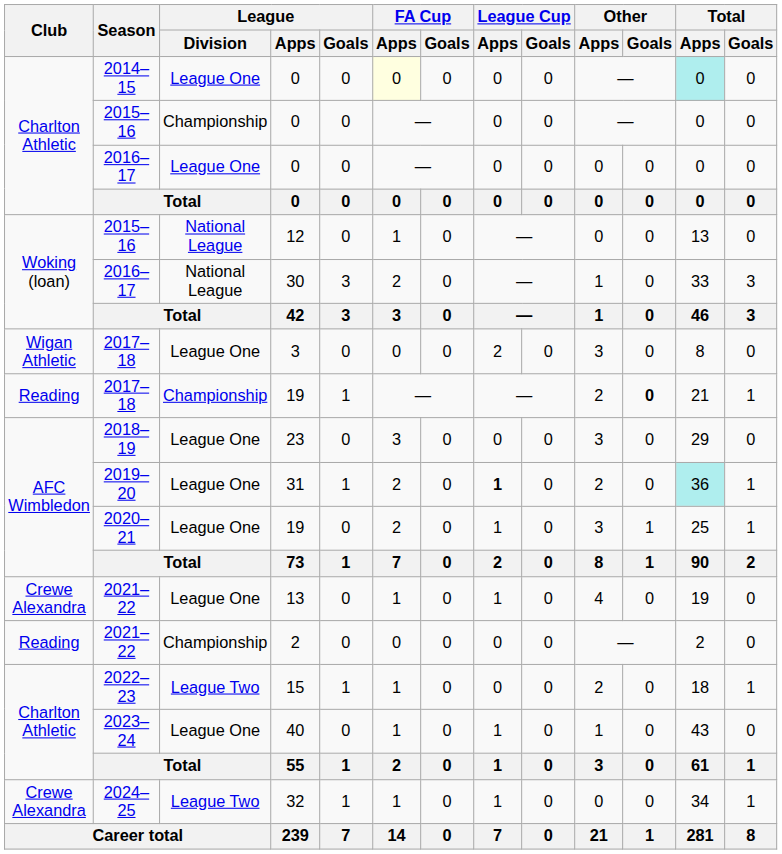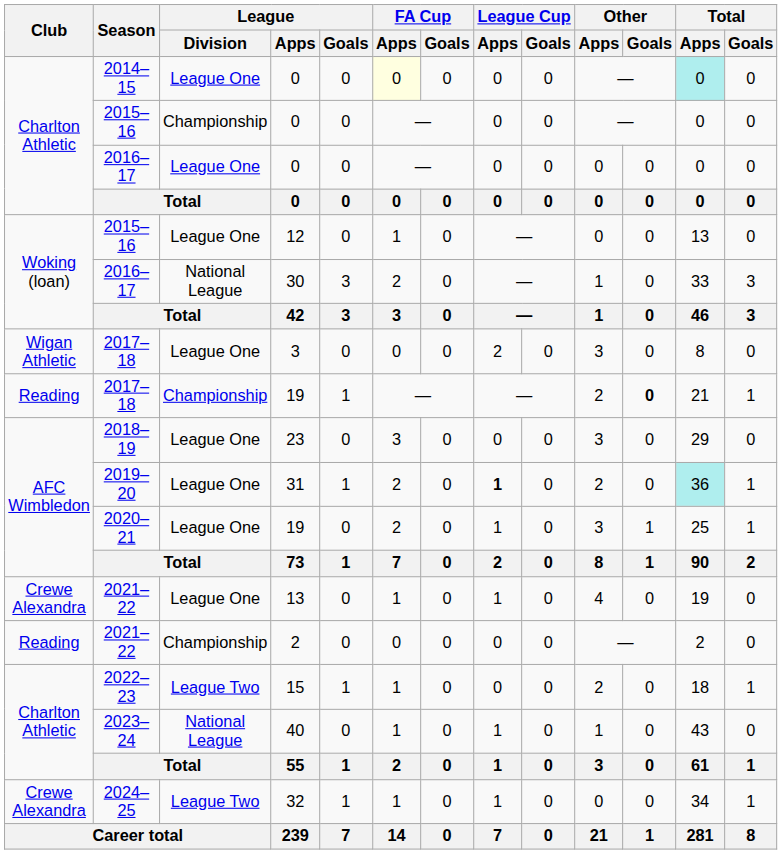(215, 236) National League -> (215, 236) League One
(215, 731) League One -> (215, 731) National League
